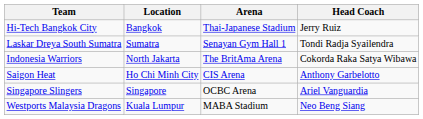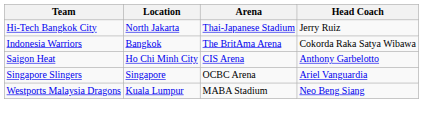(144, 28) Bangkok -> (152, 28) North Jakarta
- row: (64, 43)
(153, 59) North Jakarta -> (143, 43) Bangkok
